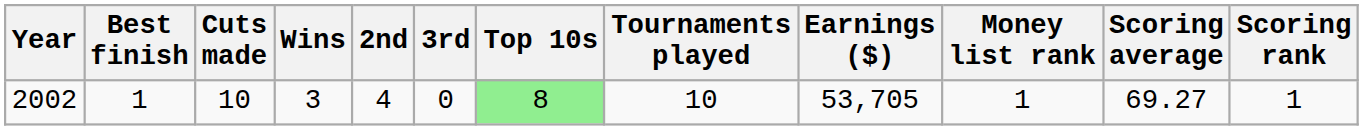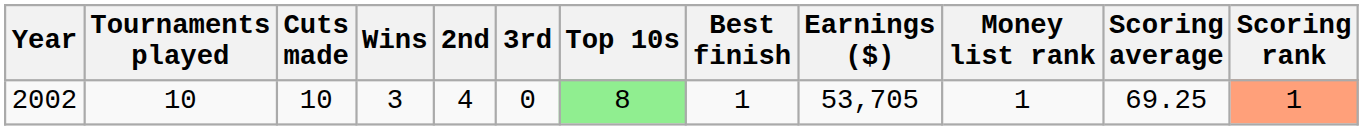columns swapped: (701, 43) <-> (139, 43)
(1166, 102) 69.27 -> (1166, 102) 69.25
(1294, 102) no background -> (1294, 102) lightsalmon background
